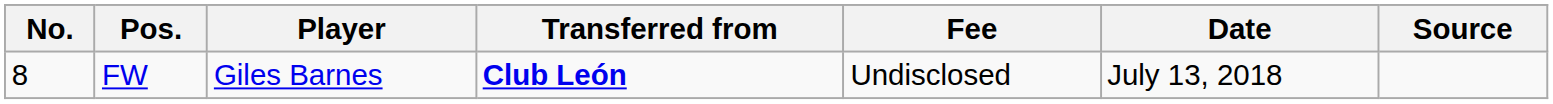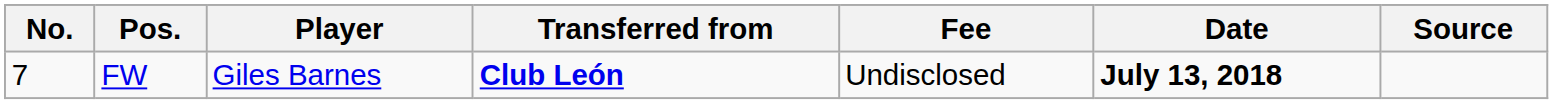(20, 75) 8 -> (20, 75) 7
(1195, 75) normal -> (1191, 75) bold
